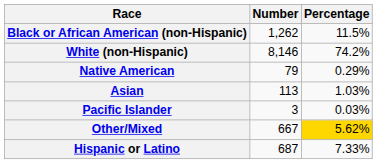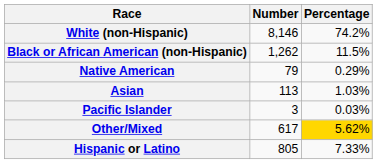rows swapped: (127, 52) <-> (127, 33)
(288, 129) 667 -> (288, 129) 617
(288, 149) 687 -> (288, 149) 805
